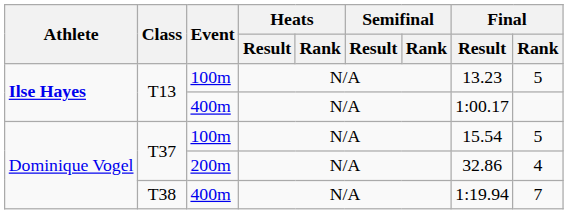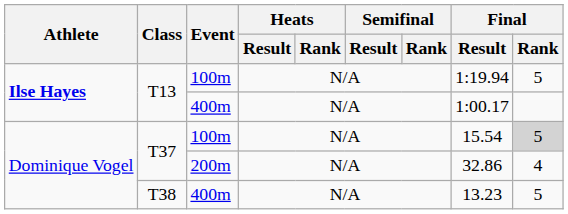(482, 77) 13.23 -> (482, 77) 1:19.94
(538, 136) no background -> (538, 136) lightgrey background
(482, 194) 1:19.94 -> (482, 194) 13.23
(538, 194) 7 -> (538, 194) 5
